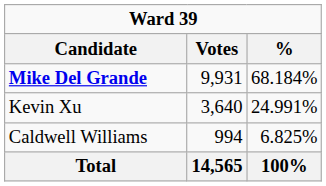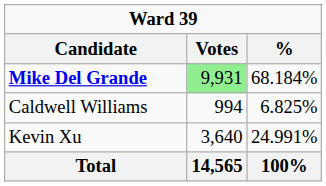(222, 78) no background -> (222, 78) lightgreen background
rows swapped: (45, 107) <-> (78, 136)
